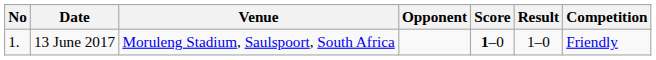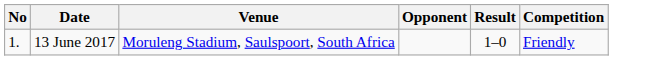- column: (492, 16)
